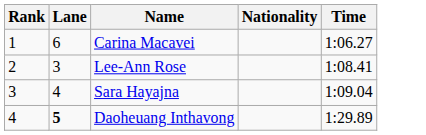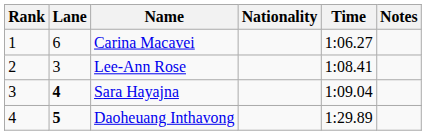+ column: (399, 17)
(56, 92) normal -> (56, 92) bold
